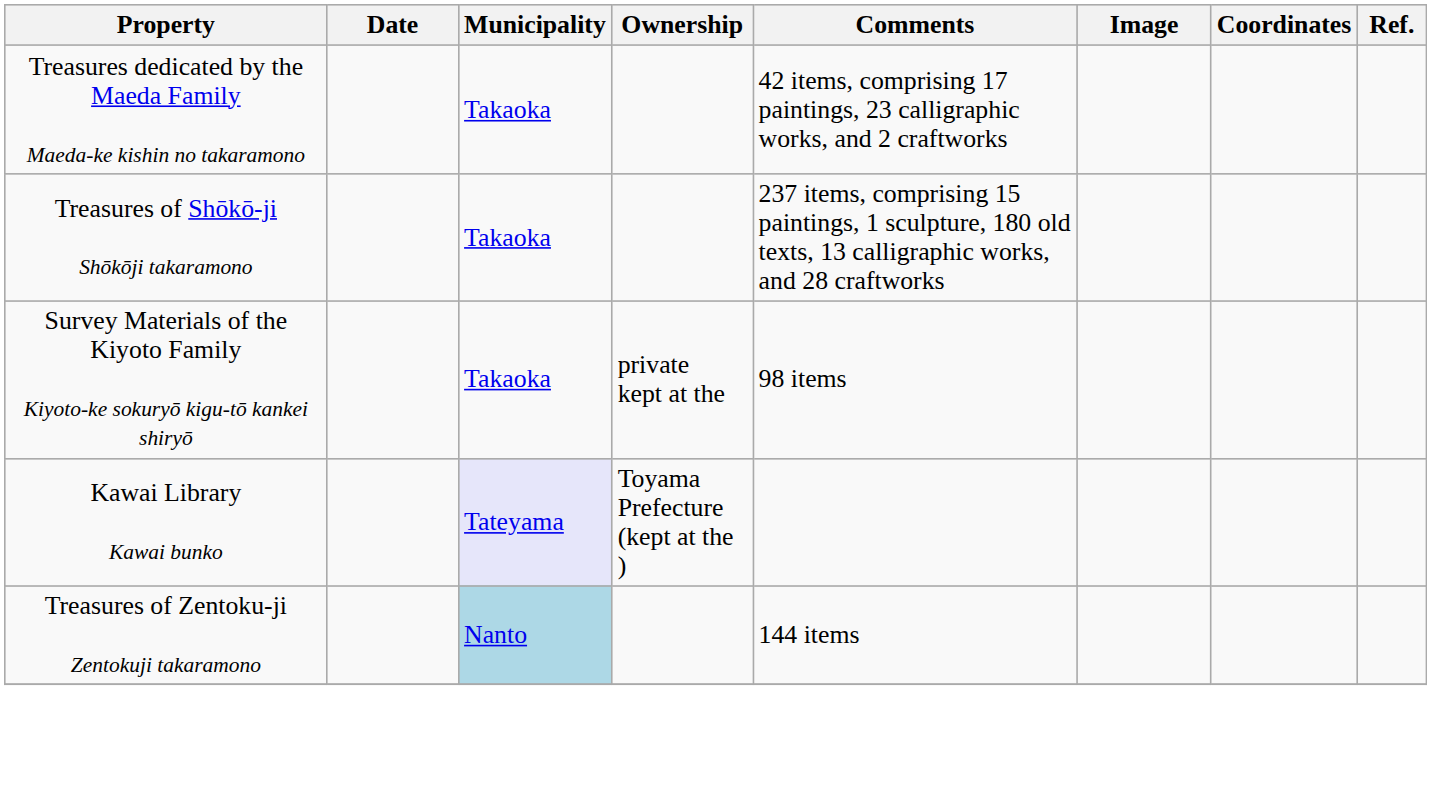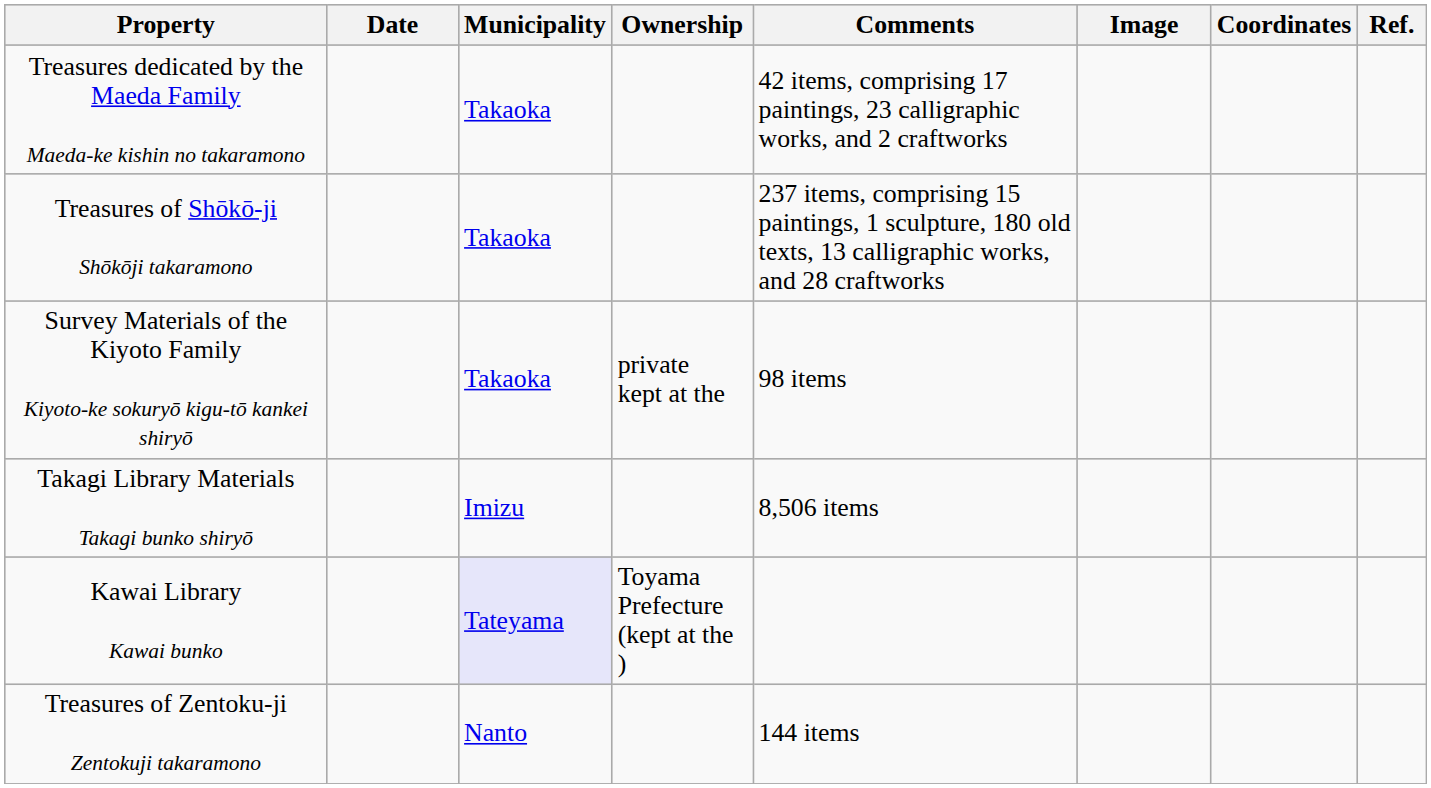+ row: (166, 507)
(496, 634) lightblue background -> (496, 733) no background
